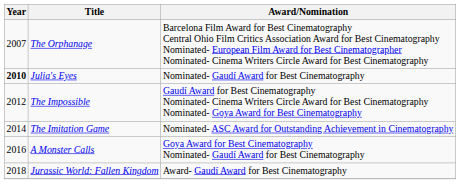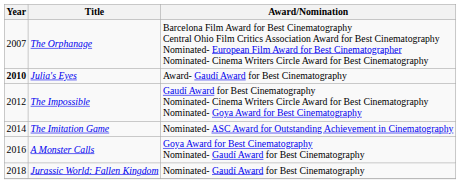(264, 76) Nominated- Gaudí Award for Best Cinematography -> (255, 76) Award- Gaudí Award for Best Cinematography
(255, 170) Award- Gaudí Award for Best Cinematography -> (264, 170) Nominated- Gaudí Award for Best Cinematography
